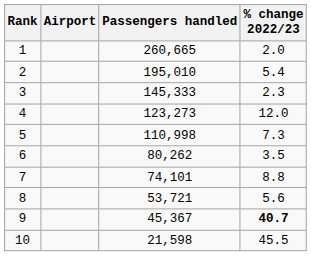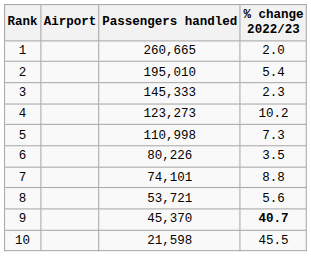(273, 114) 12.0 -> (273, 114) 10.2
(170, 156) 80,262 -> (170, 156) 80,226
(170, 219) 45,367 -> (170, 219) 45,370
